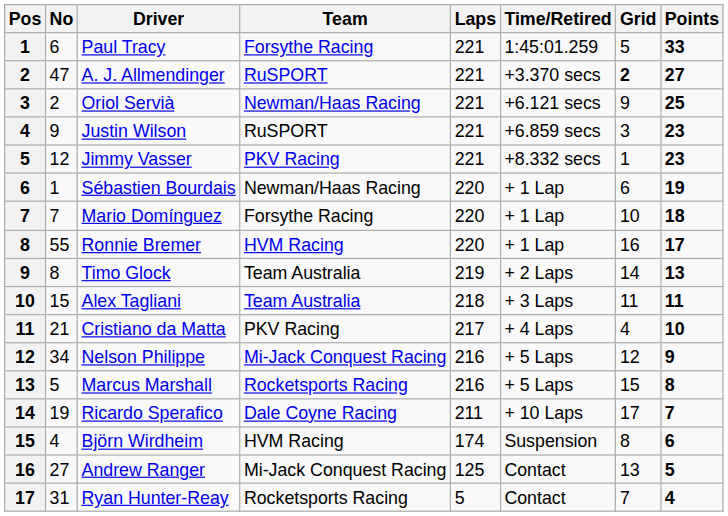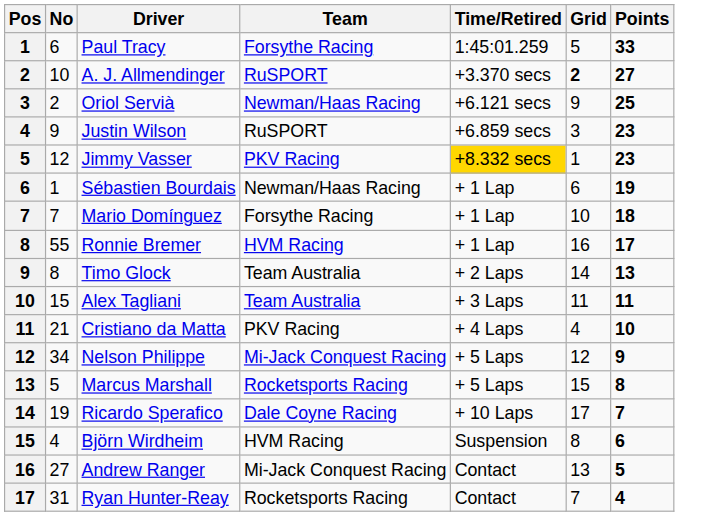- column: (475, 19)
(59, 75) 47 -> (59, 75) 10
(553, 160) no background -> (503, 160) gold background
